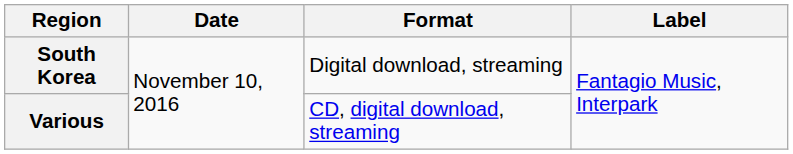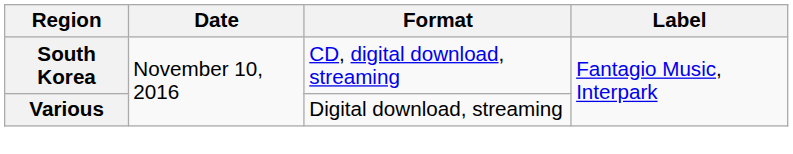(436, 65) Digital download, streaming -> (407, 65) CD, digital download, streaming
(407, 121) CD, digital download, streaming -> (436, 109) Digital download, streaming
